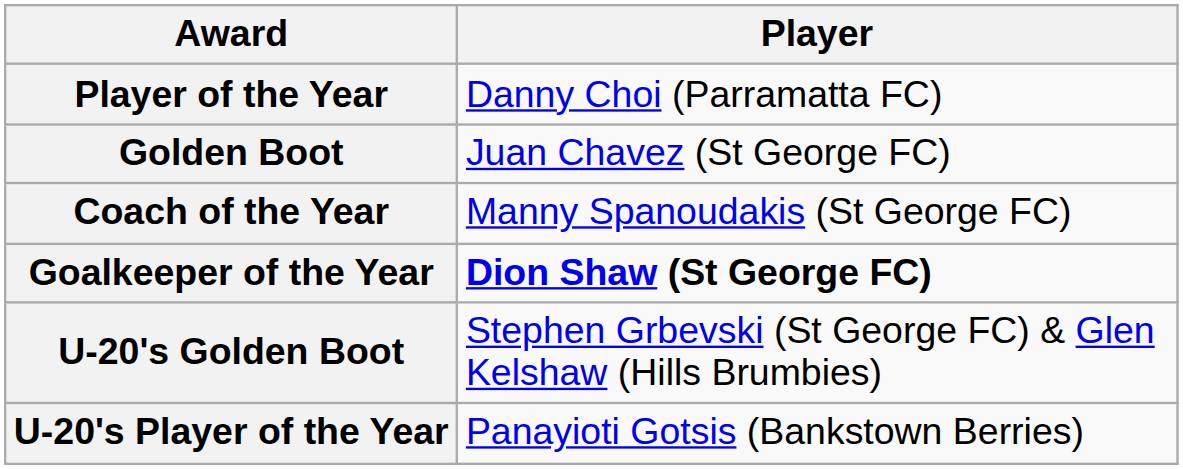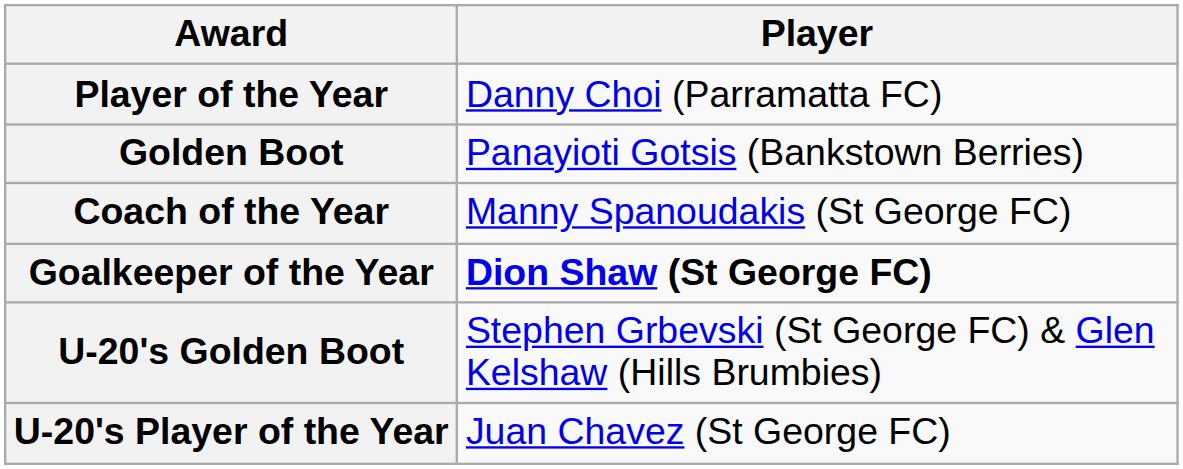(708, 152) Juan Chavez (St George FC) -> (775, 152) Panayioti Gotsis (Bankstown Berries)
(775, 432) Panayioti Gotsis (Bankstown Berries) -> (708, 432) Juan Chavez (St George FC)
